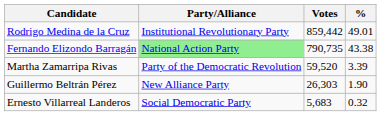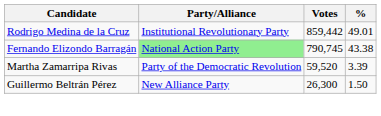(325, 48) 790,735 -> (325, 48) 790,745
(322, 84) 26,303 -> (322, 84) 26,300
(358, 84) 1.90 -> (358, 84) 1.50
- row: (69, 102)
